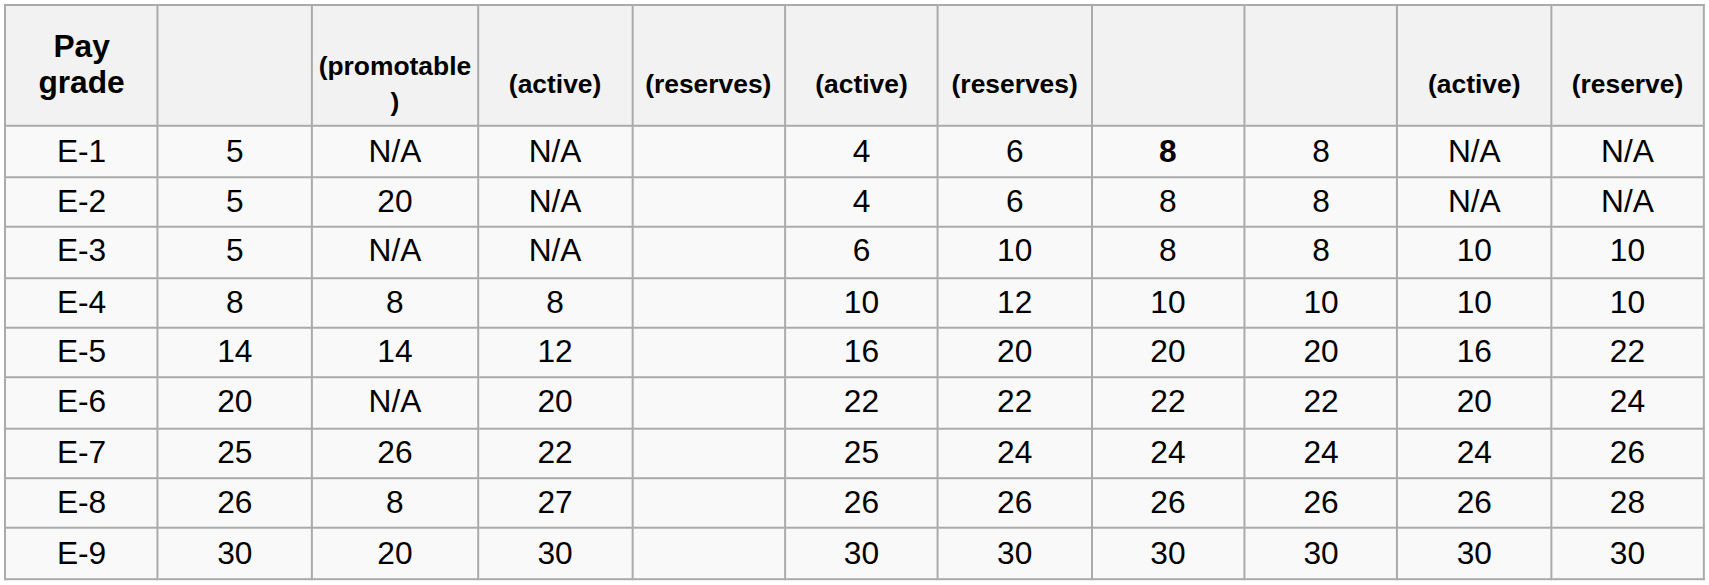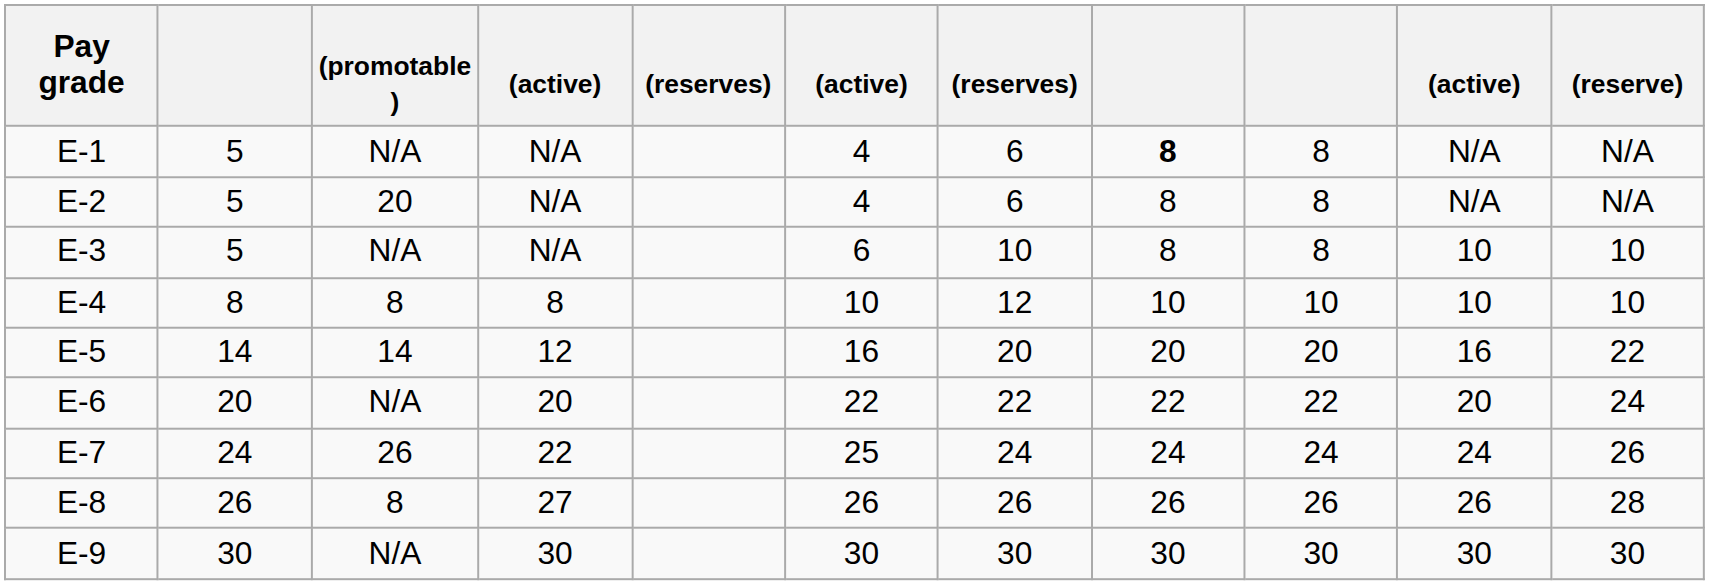(235, 452) 25 -> (235, 452) 24
(395, 553) 20 -> (395, 553) N/A
